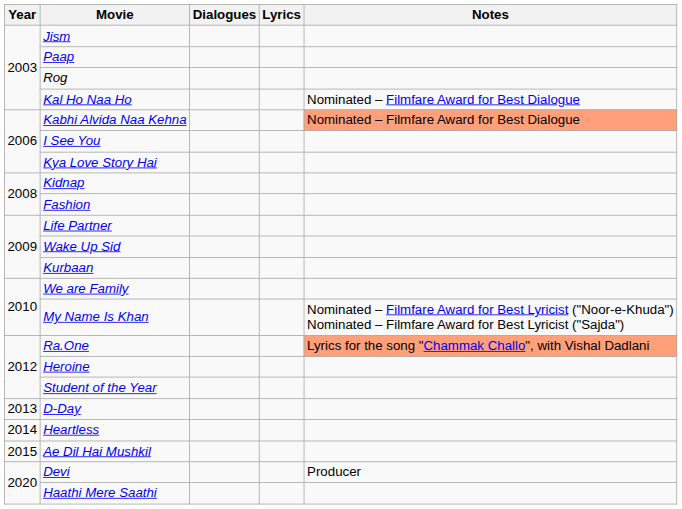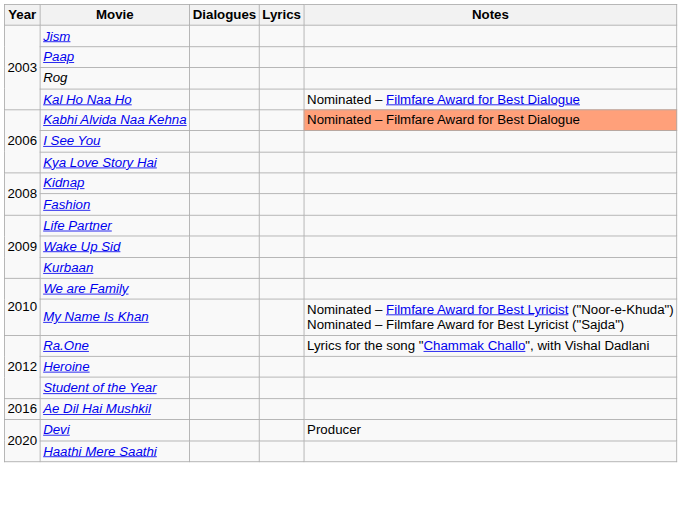(478, 345) lightsalmon background -> (478, 345) no background
- row: (62, 409)
- row: (71, 430)
(22, 451) 2015 -> (22, 409) 2016
